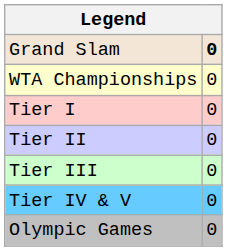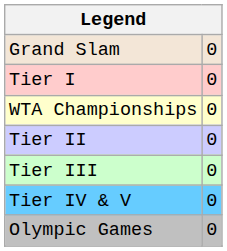(212, 50) bold -> (212, 50) normal
rows swapped: (103, 80) <-> (42, 110)
